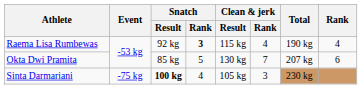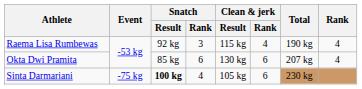(201, 44) bold -> (201, 44) normal
(201, 60) 5 -> (201, 60) 6
(265, 60) 7 -> (265, 60) 6
(337, 60) 6 -> (337, 60) 4
(265, 76) 3 -> (265, 76) 6
